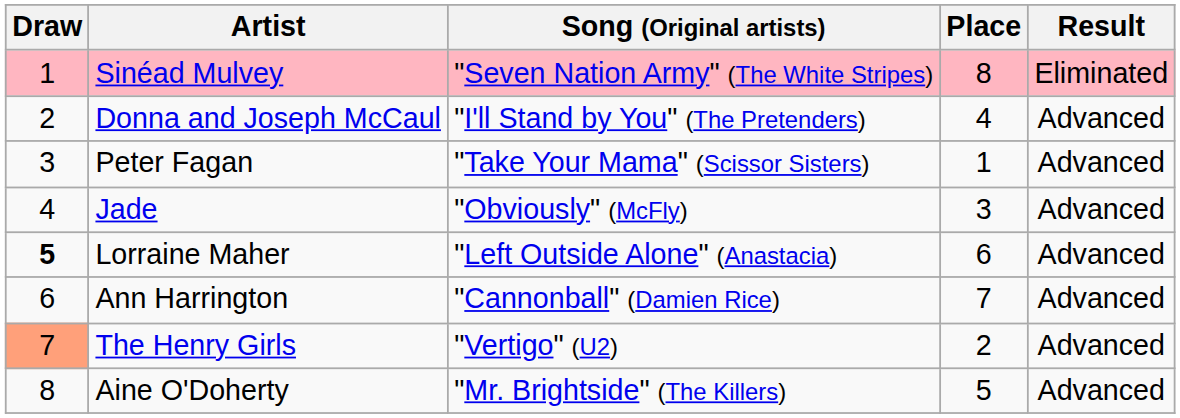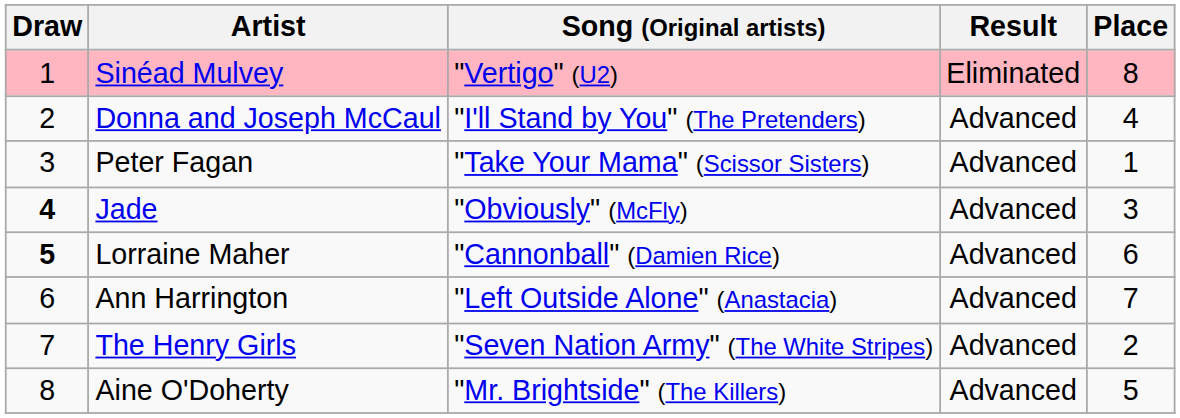columns swapped: (984, 27) <-> (1101, 27)
(694, 72) "Seven Nation Army" (The White Stripes) -> (536, 72) "Vertigo" (U2)
(47, 208) normal -> (47, 208) bold
(646, 254) "Left Outside Alone" (Anastacia) -> (617, 254) "Cannonball" (Damien Rice)
(617, 299) "Cannonball" (Damien Rice) -> (646, 299) "Left Outside Alone" (Anastacia)
(47, 345) lightsalmon background -> (47, 345) no background
(536, 345) "Vertigo" (U2) -> (694, 345) "Seven Nation Army" (The White Stripes)
